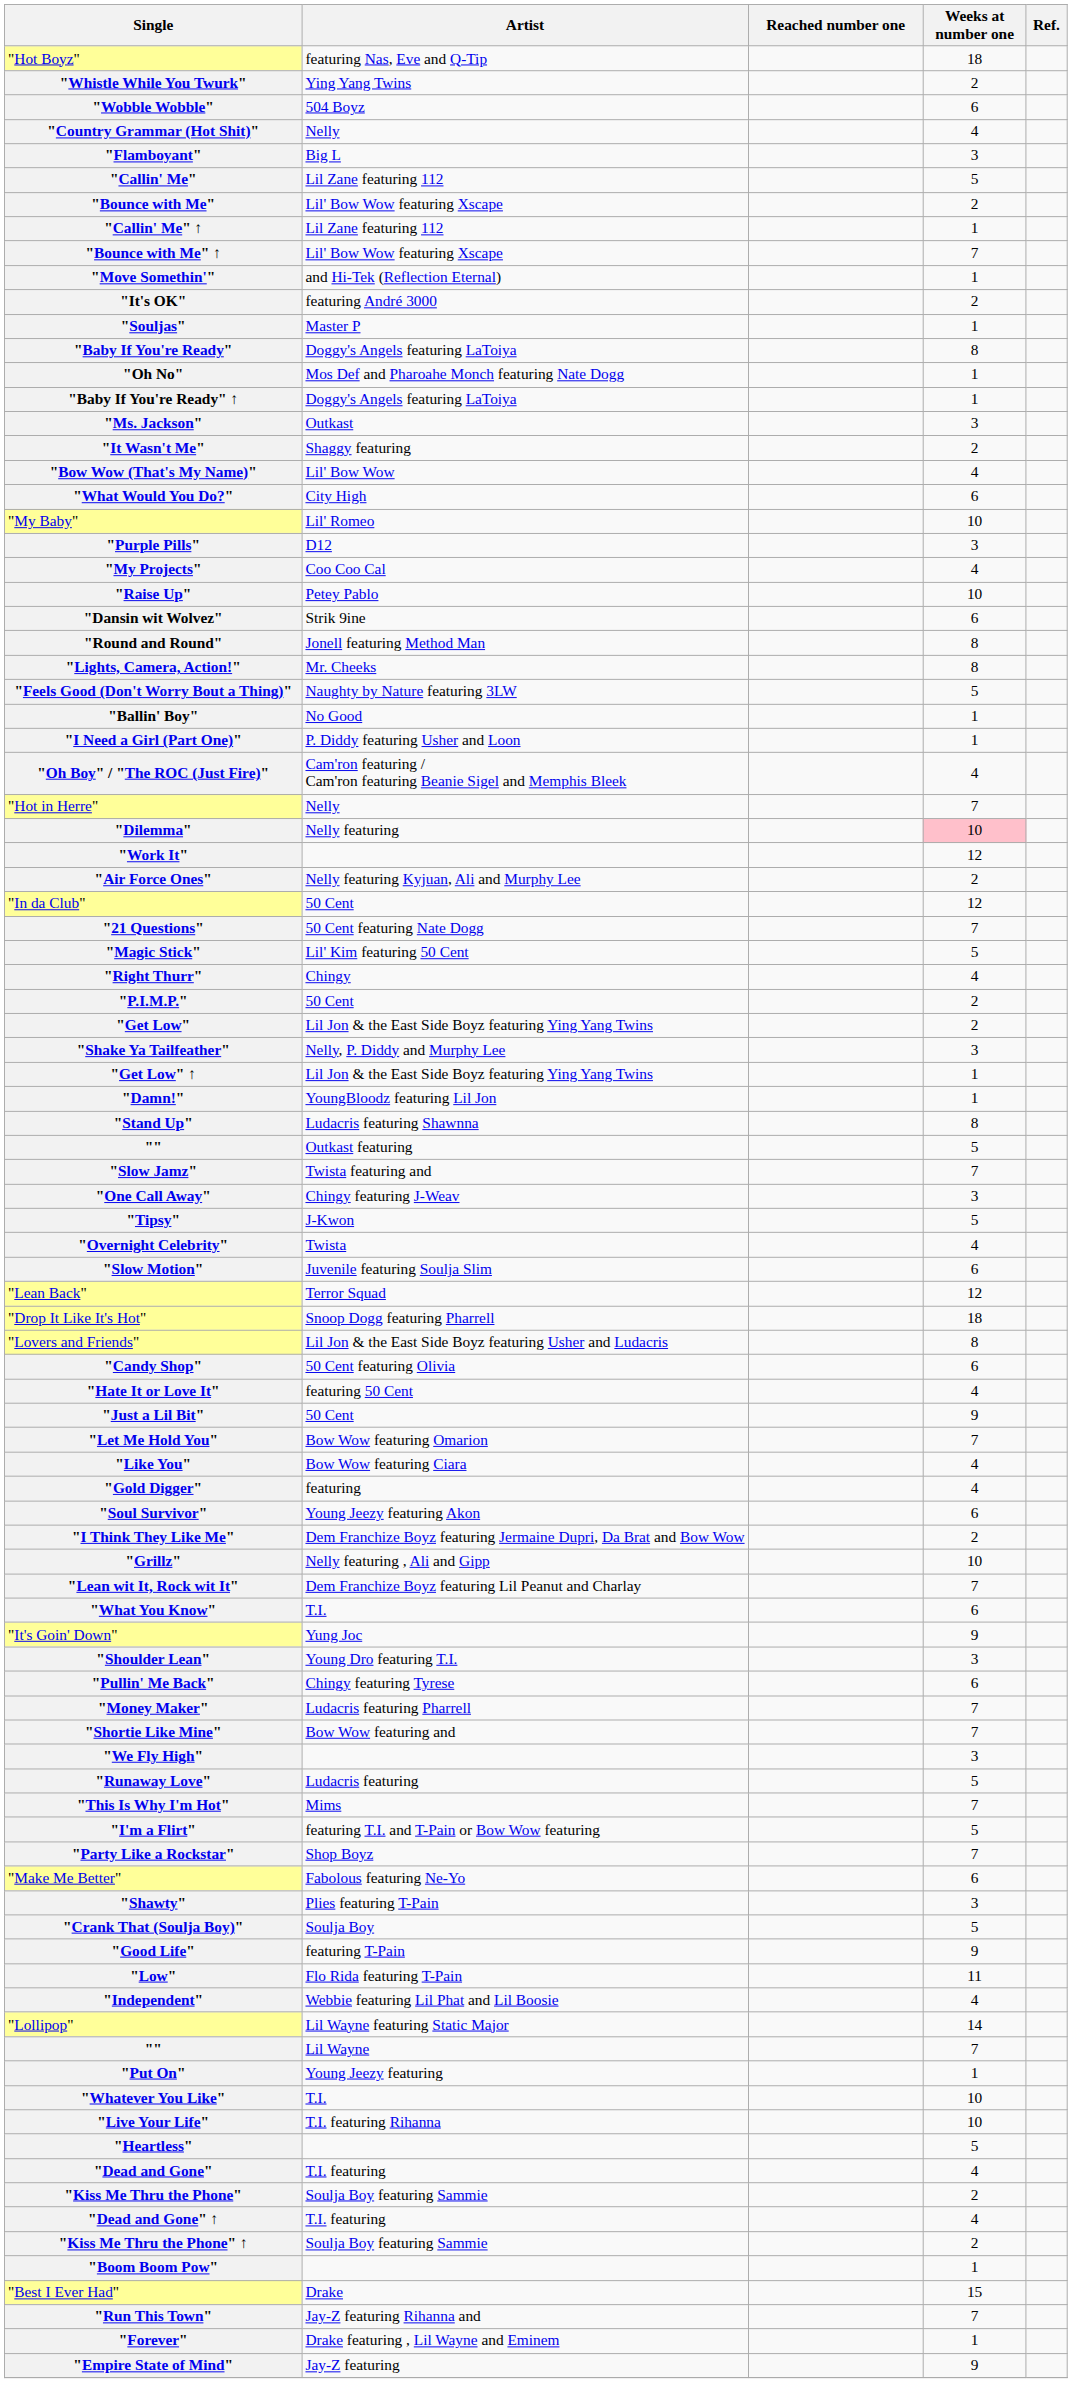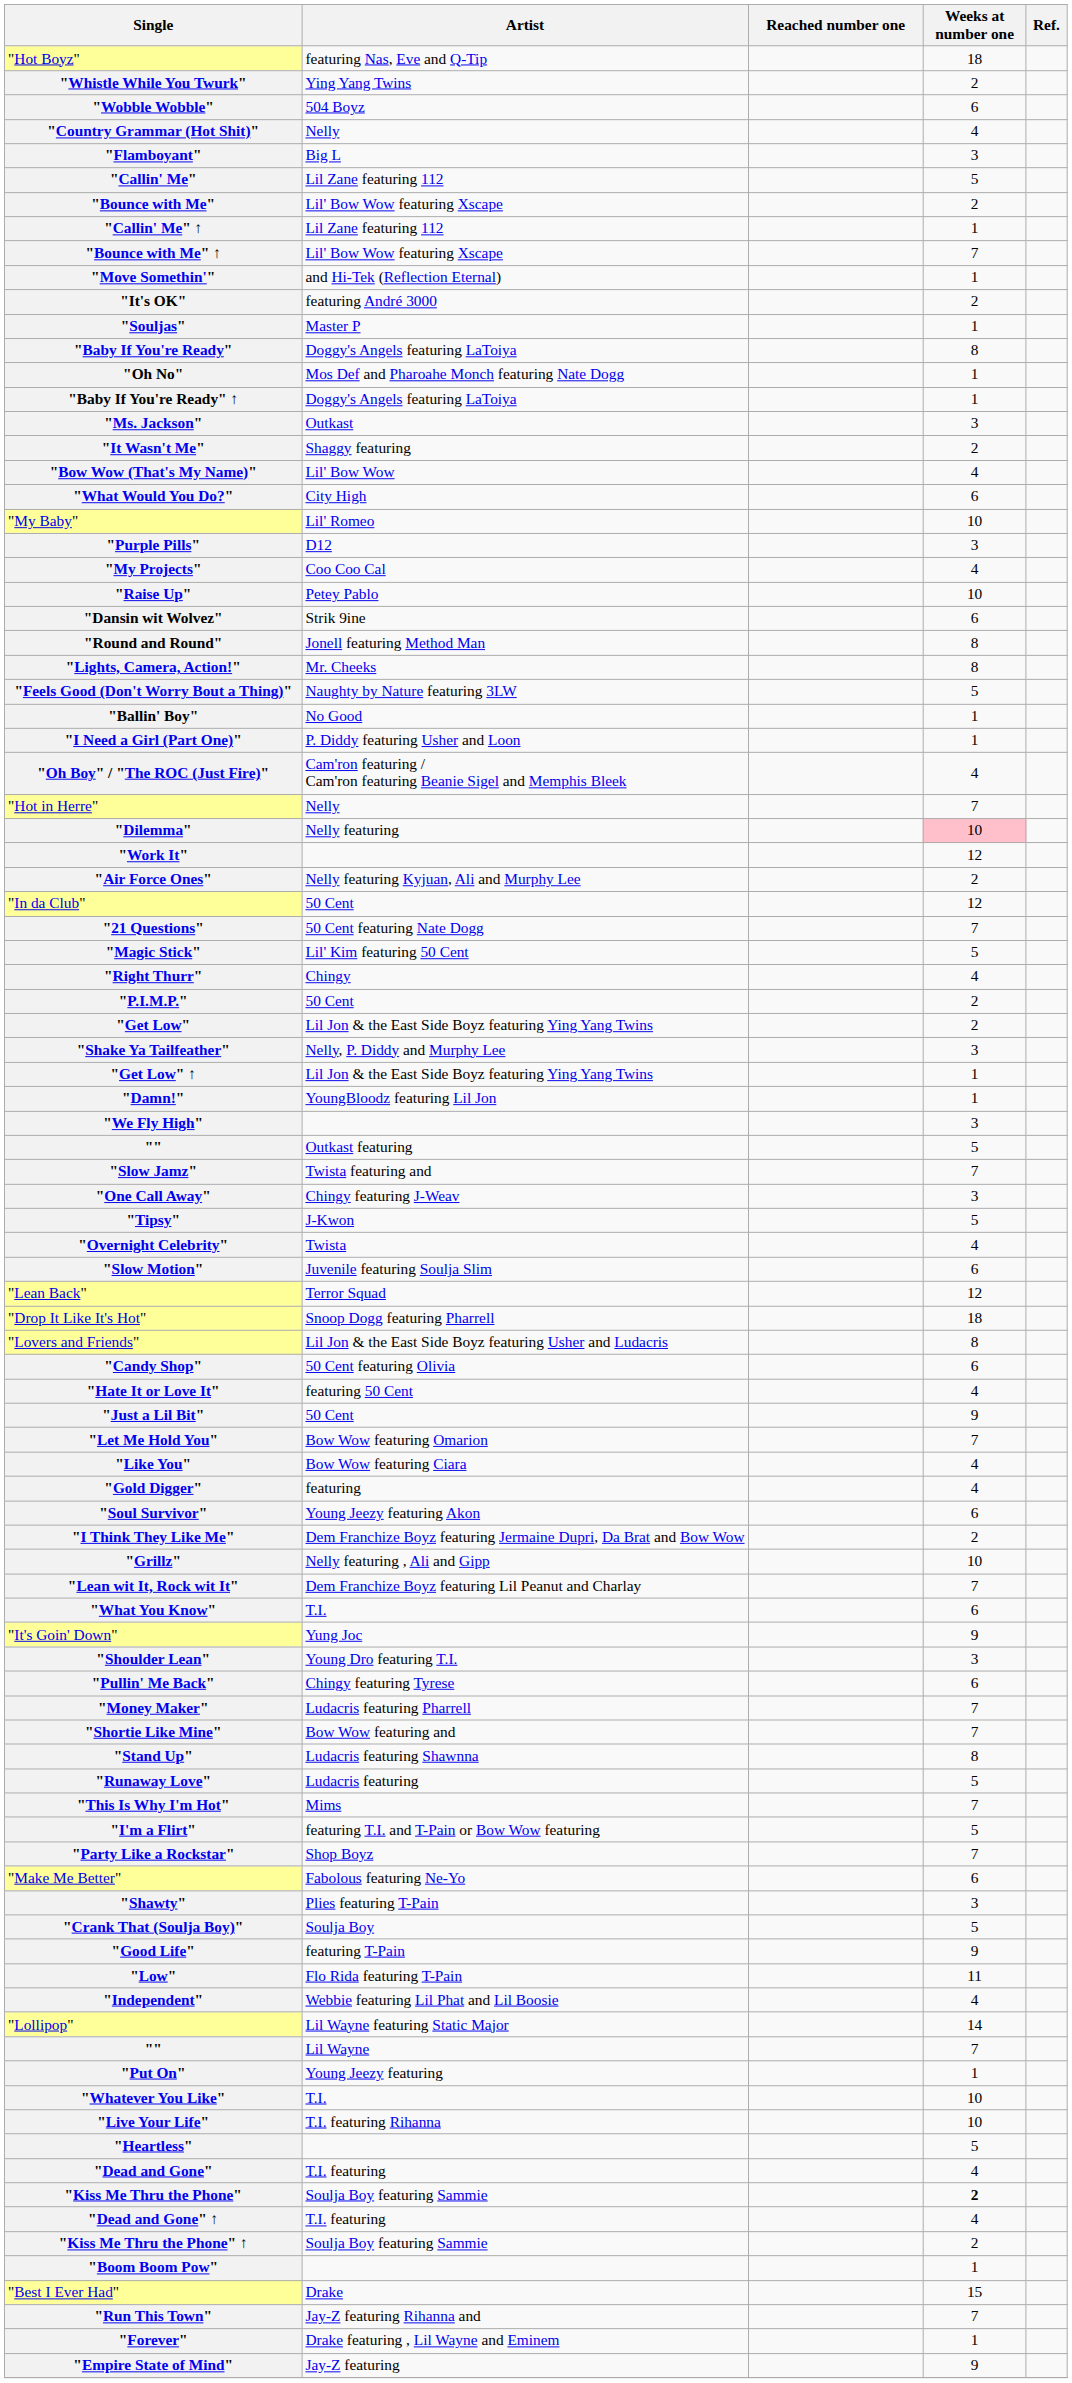rows swapped: (153, 1123) <-> (153, 1756)
(975, 2194) normal -> (975, 2194) bold
